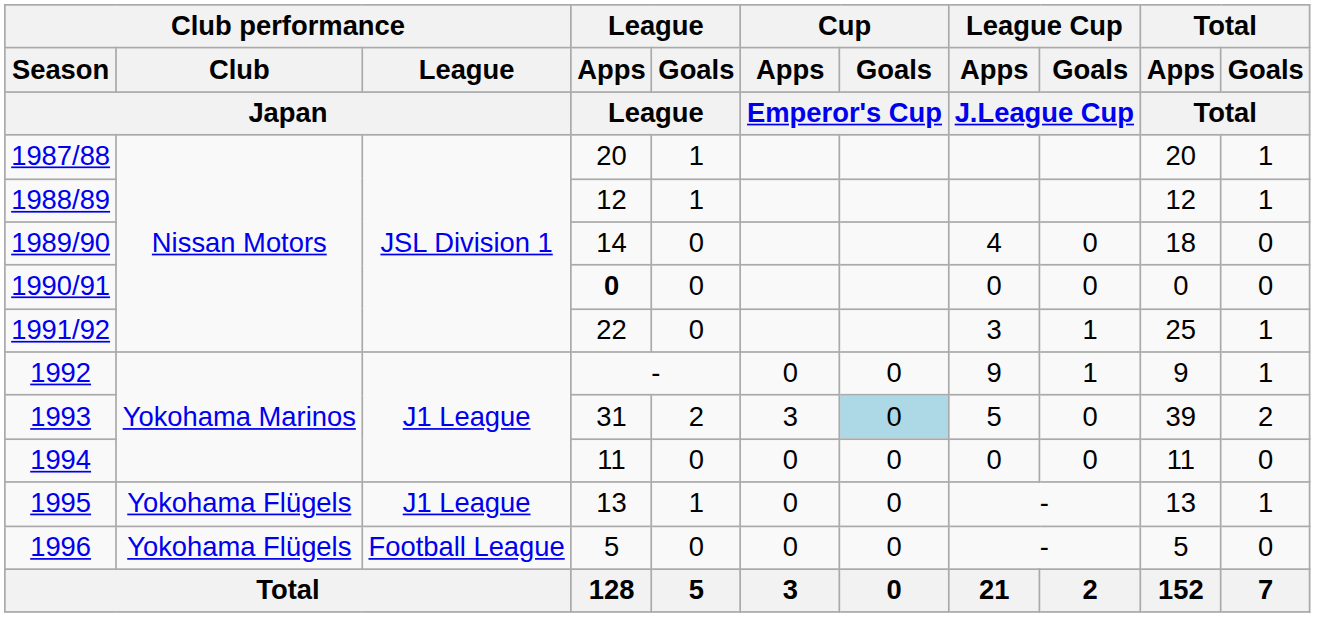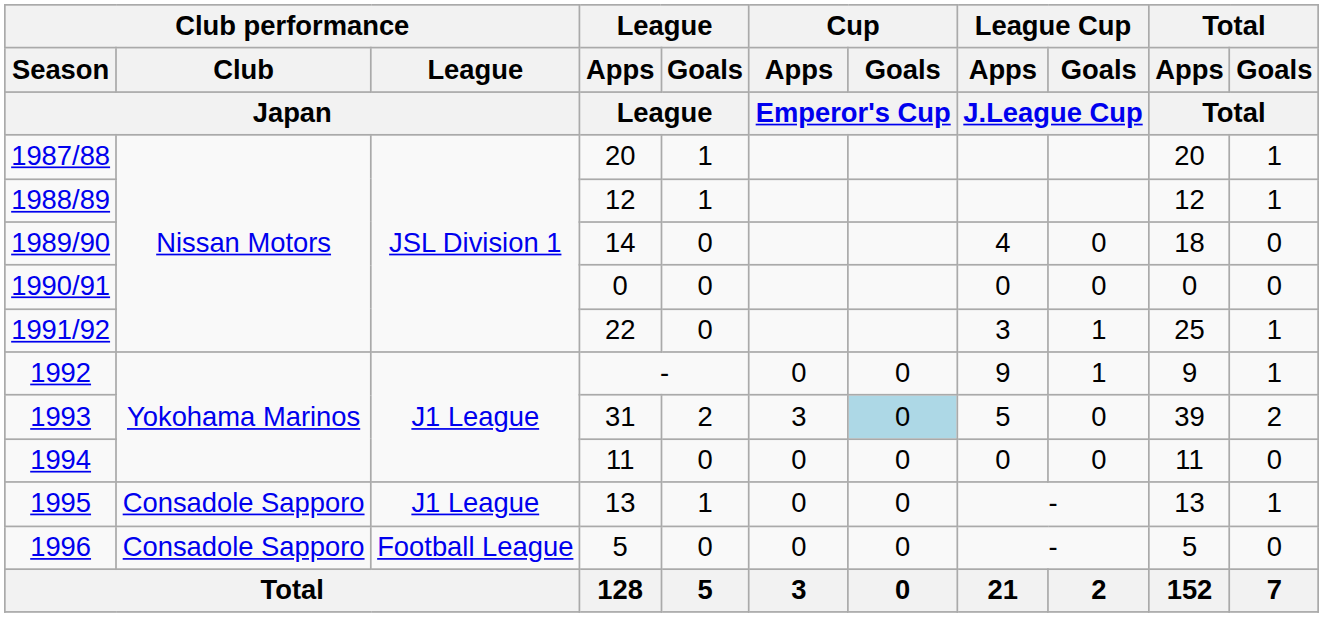(612, 286) bold -> (620, 286) normal
(239, 503) Yokohama Flügels -> (244, 503) Consadole Sapporo
(239, 546) Yokohama Flügels -> (244, 546) Consadole Sapporo
